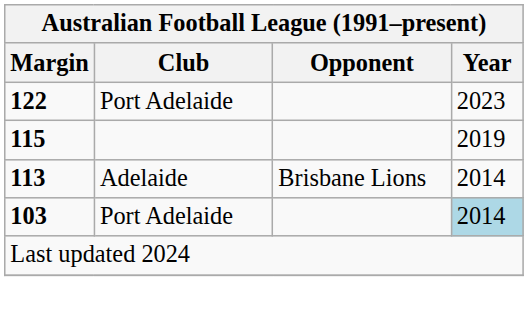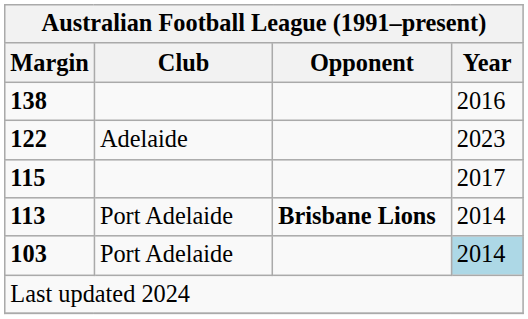+ row: (29, 100)
(166, 100) Port Adelaide -> (144, 139) Adelaide
(481, 139) 2019 -> (481, 178) 2017
(144, 178) Adelaide -> (166, 216) Port Adelaide
(352, 178) normal -> (357, 216) bold
